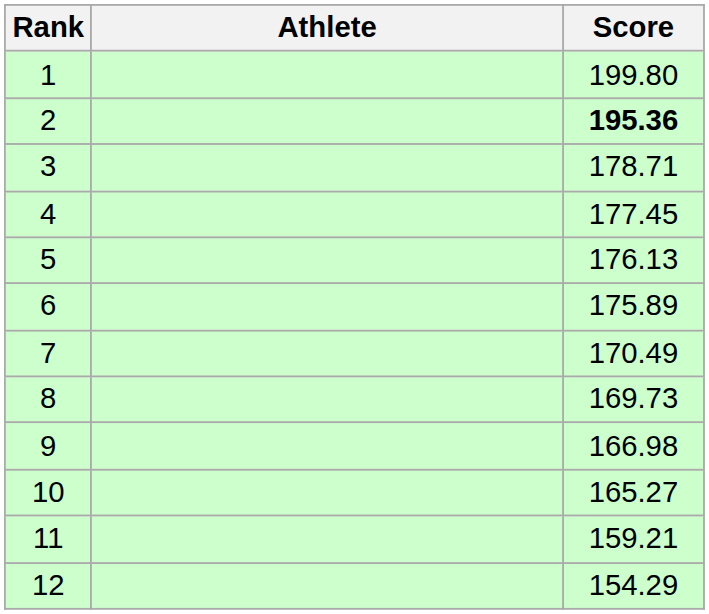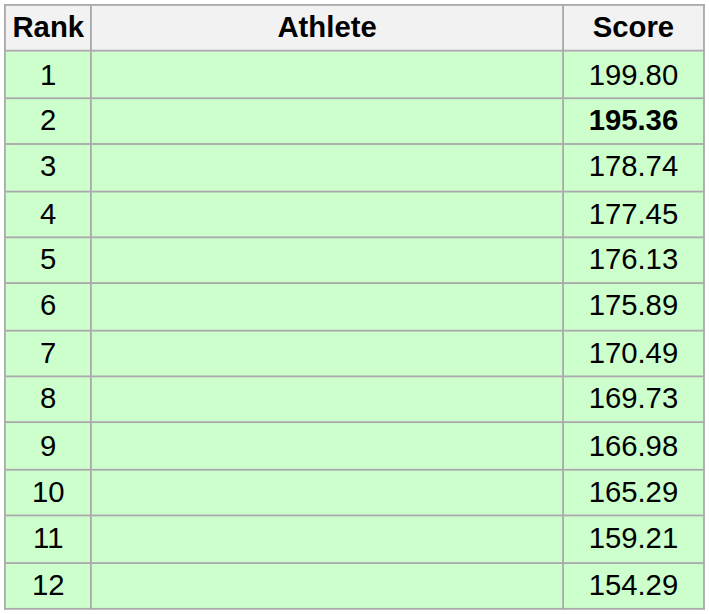(633, 167) 178.71 -> (633, 167) 178.74
(633, 492) 165.27 -> (633, 492) 165.29
